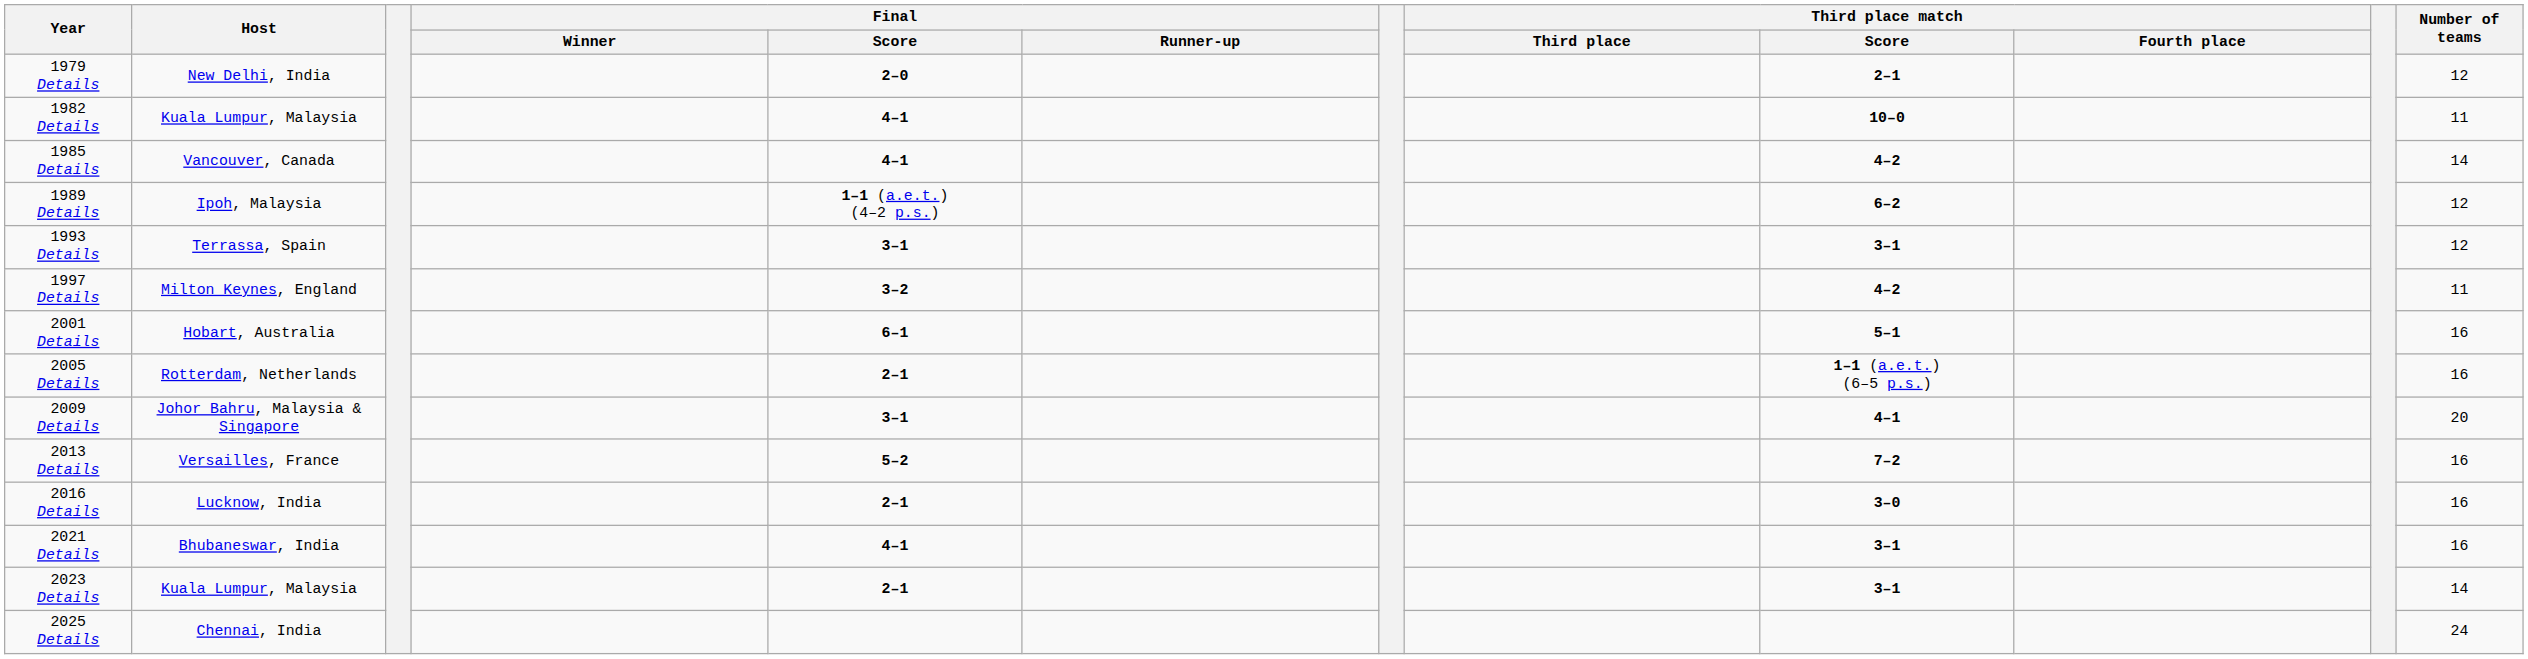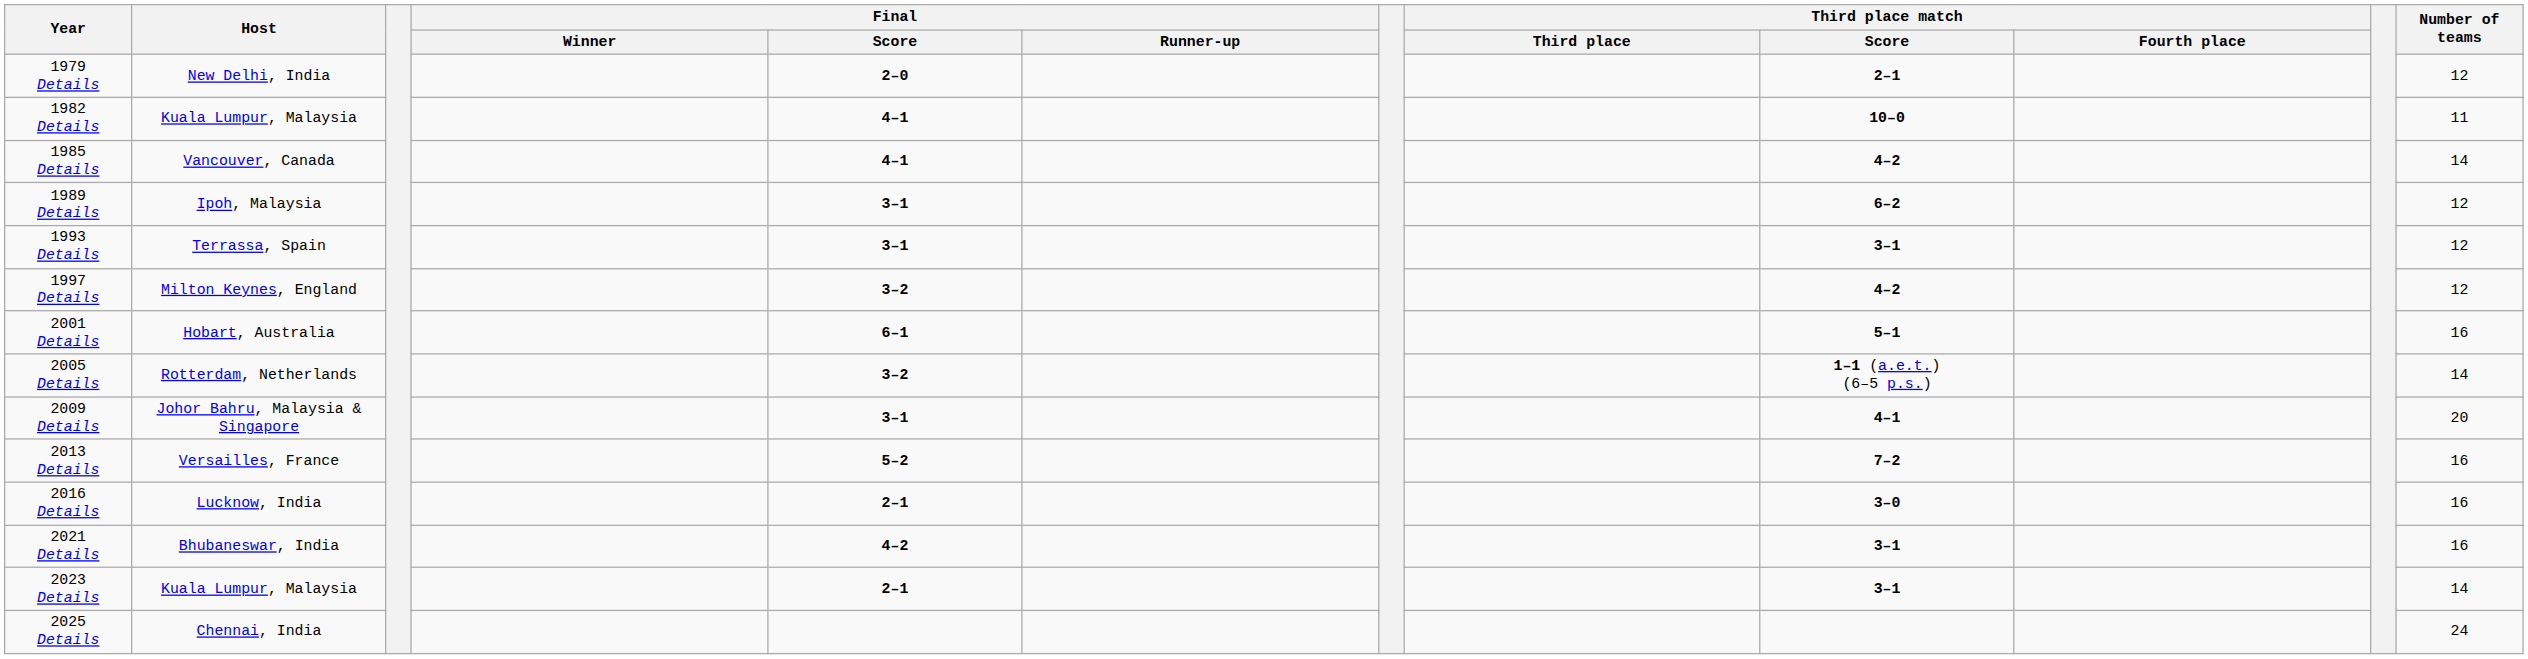(895, 204) 1–1 (a.e.t.) (4–2 p.s.) -> (895, 204) 3–1
(2459, 289) 11 -> (2459, 289) 12
(895, 375) 2–1 -> (895, 375) 3–2
(2459, 375) 16 -> (2459, 375) 14
(895, 546) 4–1 -> (895, 546) 4–2
